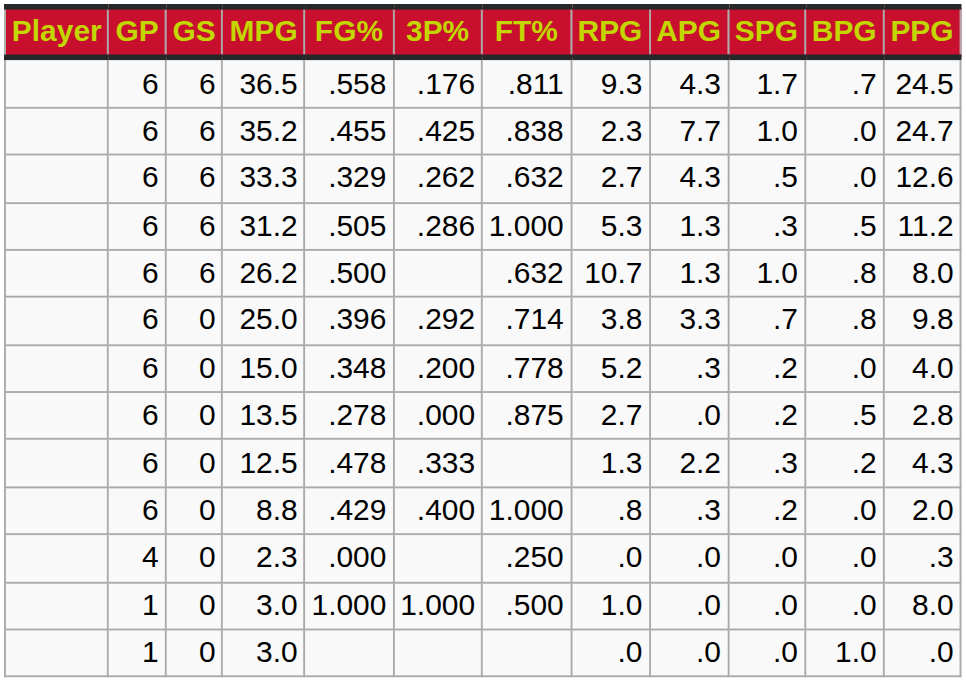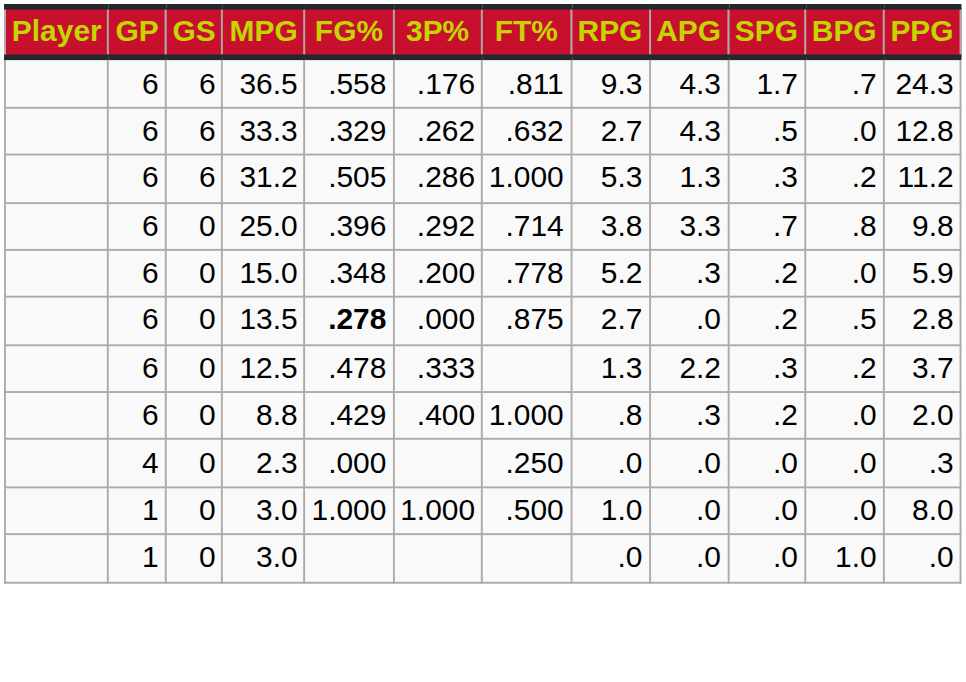(924, 83) 24.5 -> (924, 83) 24.3
- row: (150, 130)
(924, 178) 12.6 -> (924, 130) 12.8
(864, 225) .5 -> (864, 178) .2
- row: (150, 272)
(933, 367) 4.0 -> (933, 272) 5.9
(357, 415) normal -> (357, 320) bold
(933, 462) 4.3 -> (933, 367) 3.7
